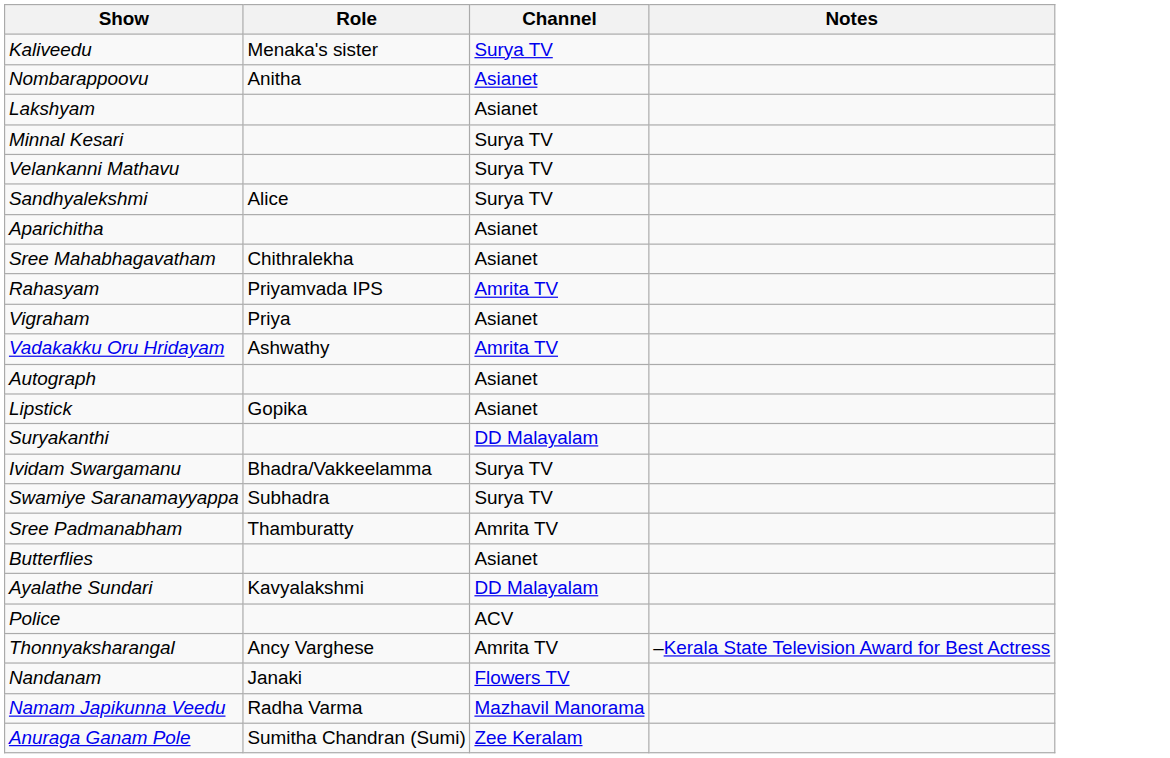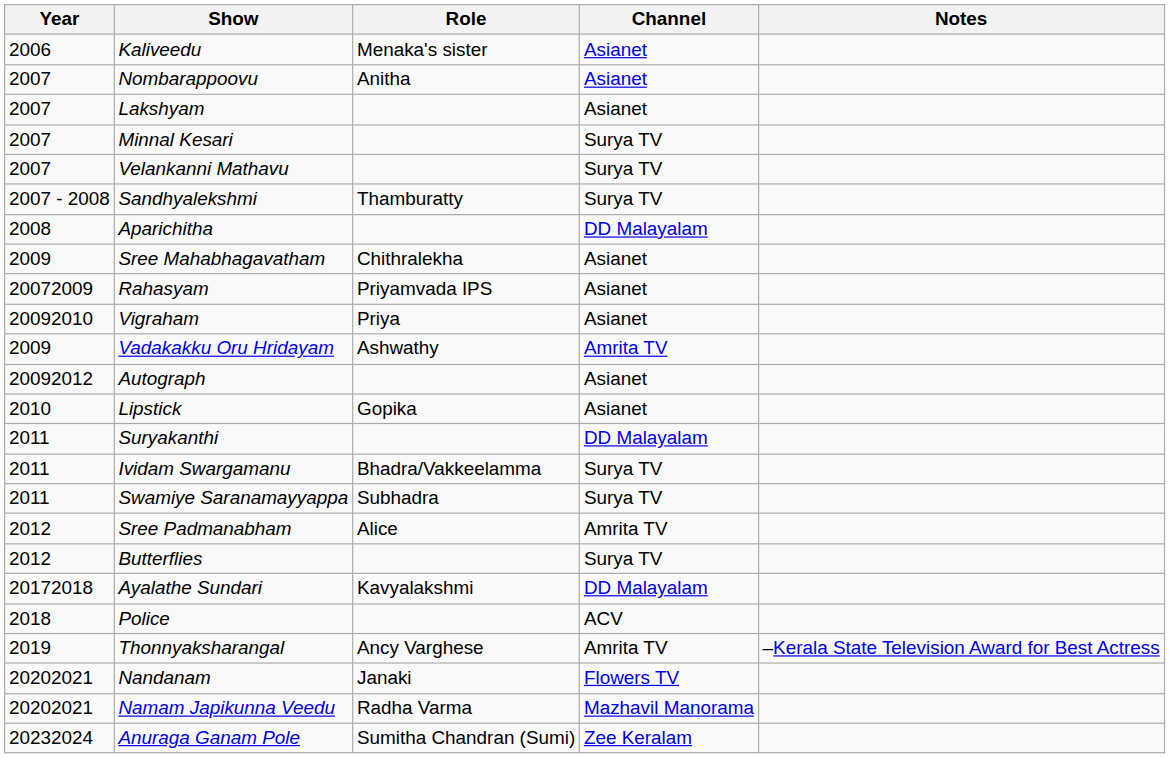+ column: (59, 19)
(514, 49) Surya TV -> (615, 49) Asianet
(268, 199) Alice -> (410, 199) Thamburatty
(506, 229) Asianet -> (646, 229) DD Malayalam
(516, 288) Amrita TV -> (615, 288) Asianet
(300, 528) Thamburatty -> (377, 528) Alice
(506, 558) Asianet -> (623, 558) Surya TV
